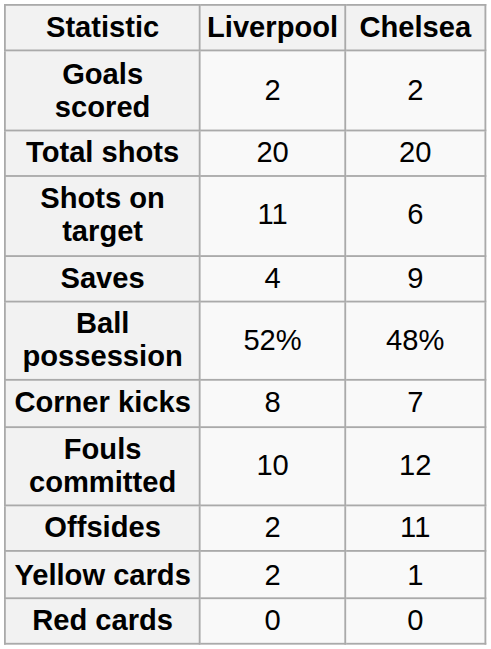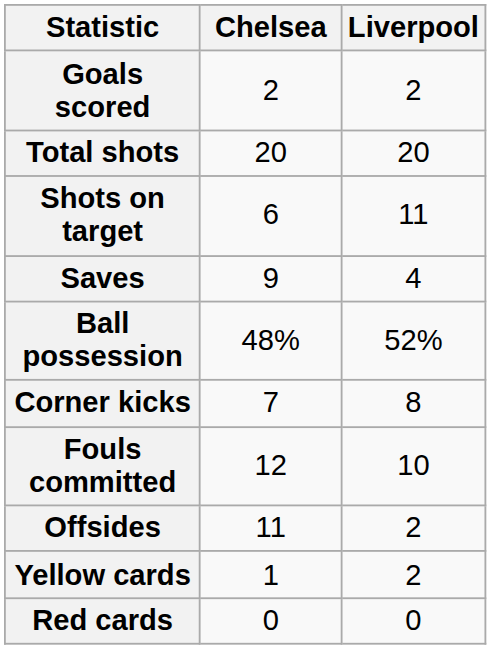columns swapped: (273, 27) <-> (415, 27)
